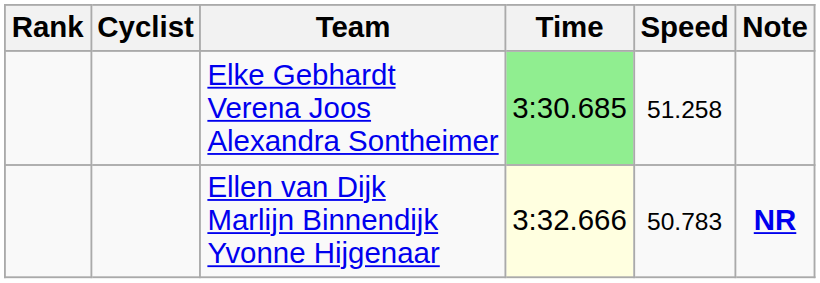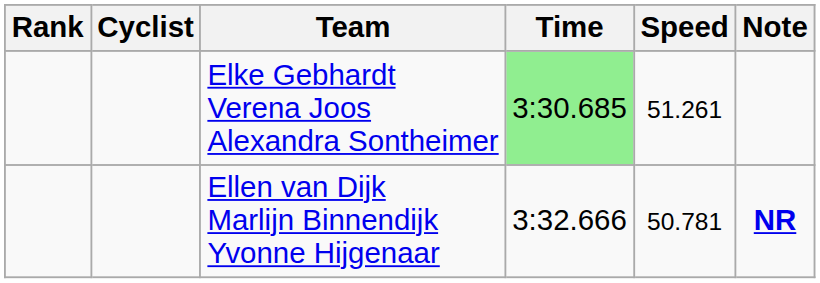(685, 109) 51.258 -> (685, 109) 51.261
(570, 220) lightyellow background -> (570, 220) no background
(685, 222) 50.783 -> (685, 222) 50.781
